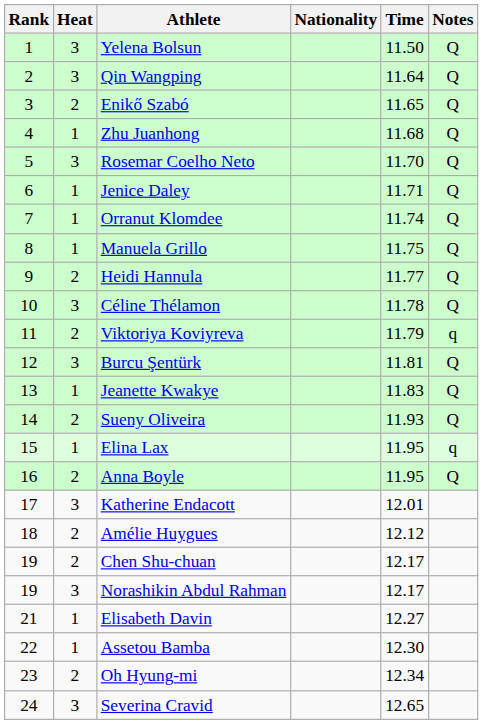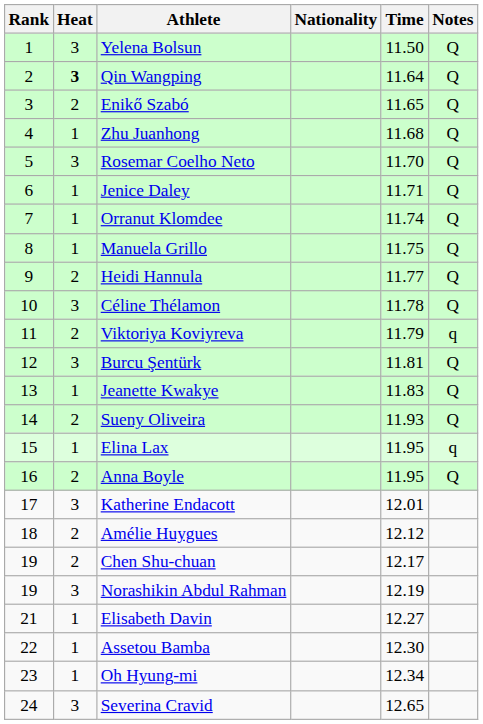(75, 76) normal -> (75, 76) bold
(405, 590) 12.17 -> (405, 590) 12.19
(75, 676) 2 -> (75, 676) 1
